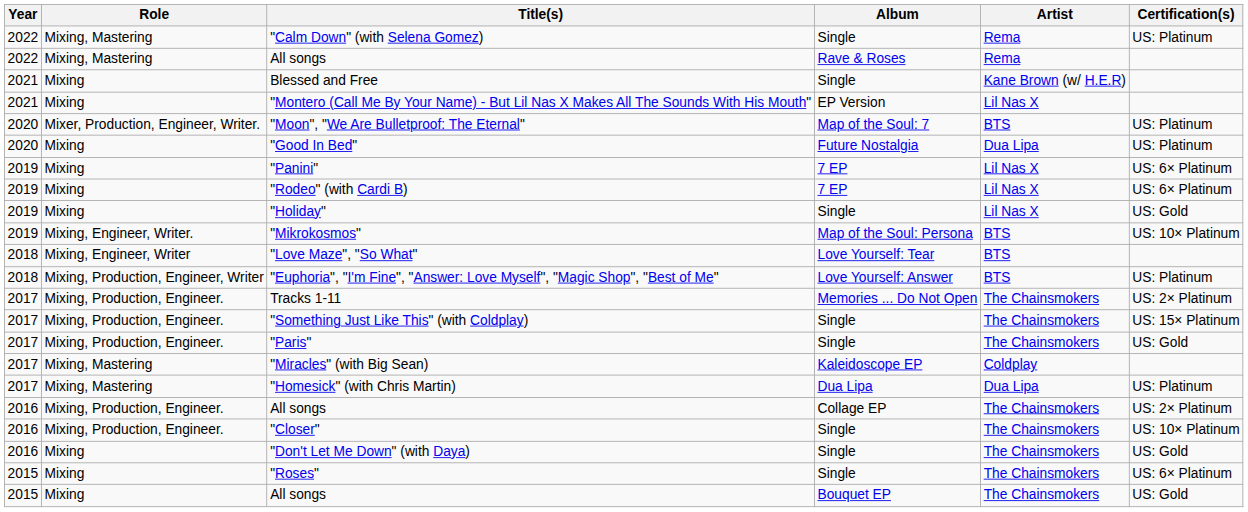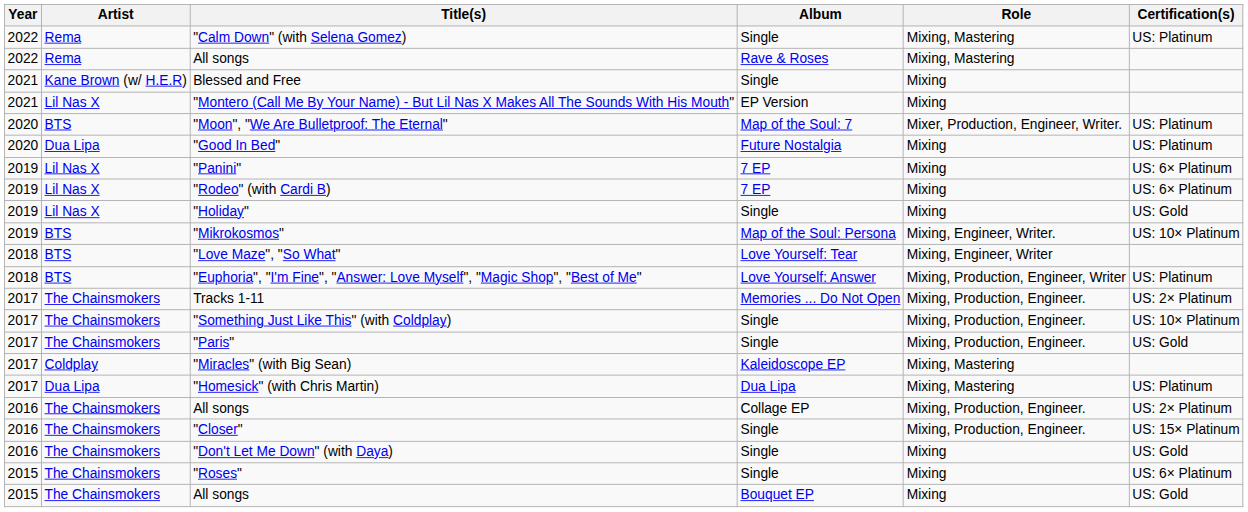columns swapped: (1055, 15) <-> (154, 15)
(1186, 320) US: 15× Platinum -> (1186, 320) US: 10× Platinum
(1186, 430) US: 10× Platinum -> (1186, 430) US: 15× Platinum
